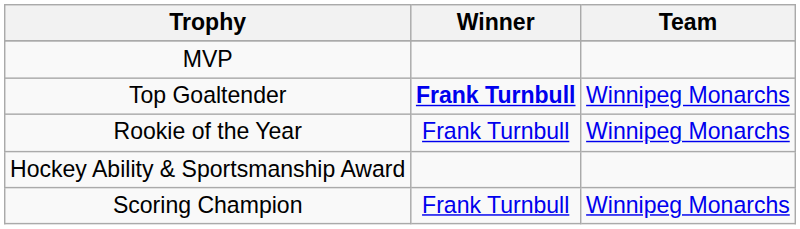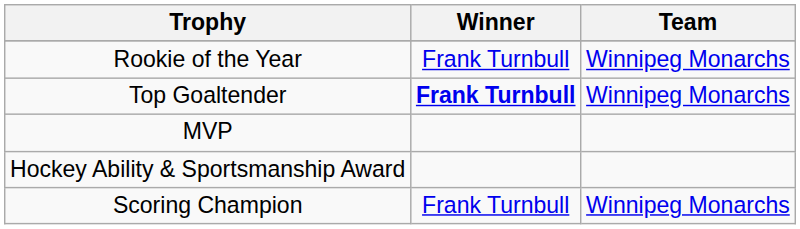rows swapped: (208, 59) <-> (208, 132)
